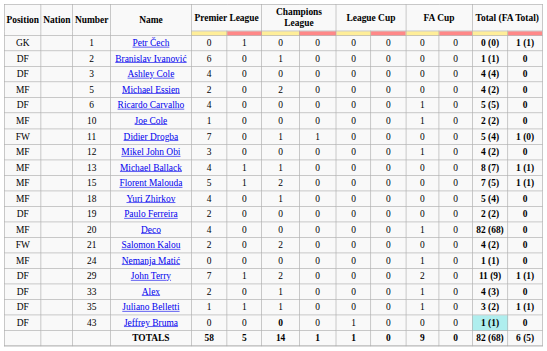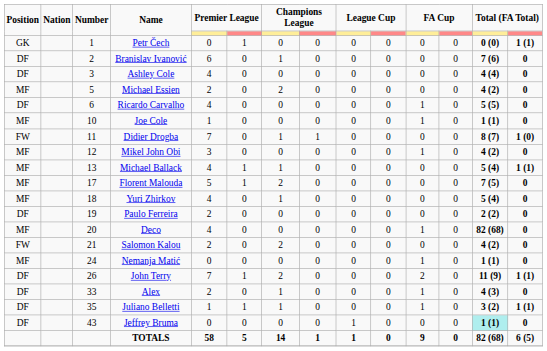(490, 59) 1 (1) -> (490, 59) 7 (6)
(490, 121) 2 (2) -> (490, 121) 1 (1)
(490, 136) 5 (4) -> (490, 136) 8 (7)
(490, 167) 8 (7) -> (490, 167) 5 (4)
(92, 183) 15 -> (92, 183) 17
(525, 183) 1 (1) -> (525, 183) 0
(92, 276) 29 -> (92, 276) 26
(281, 323) bold -> (281, 323) normal
